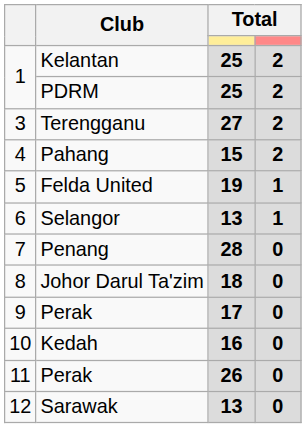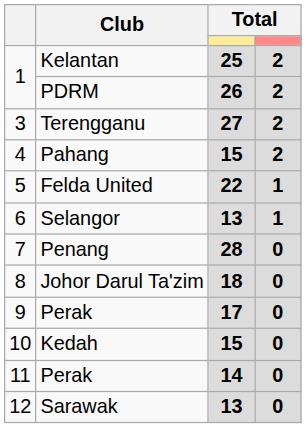(231, 92) 25 -> (231, 92) 26
(231, 186) 19 -> (231, 186) 22
(231, 344) 16 -> (231, 344) 15
(231, 375) 26 -> (231, 375) 14
